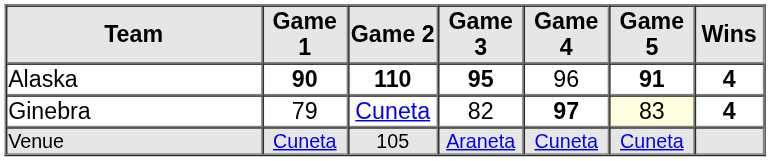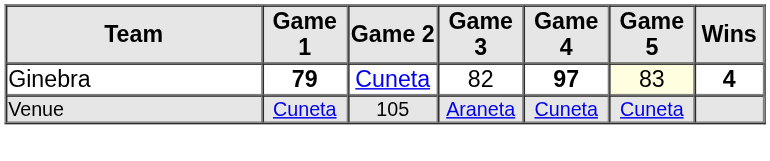- row: (43, 79)
(305, 111) normal -> (305, 79) bold
